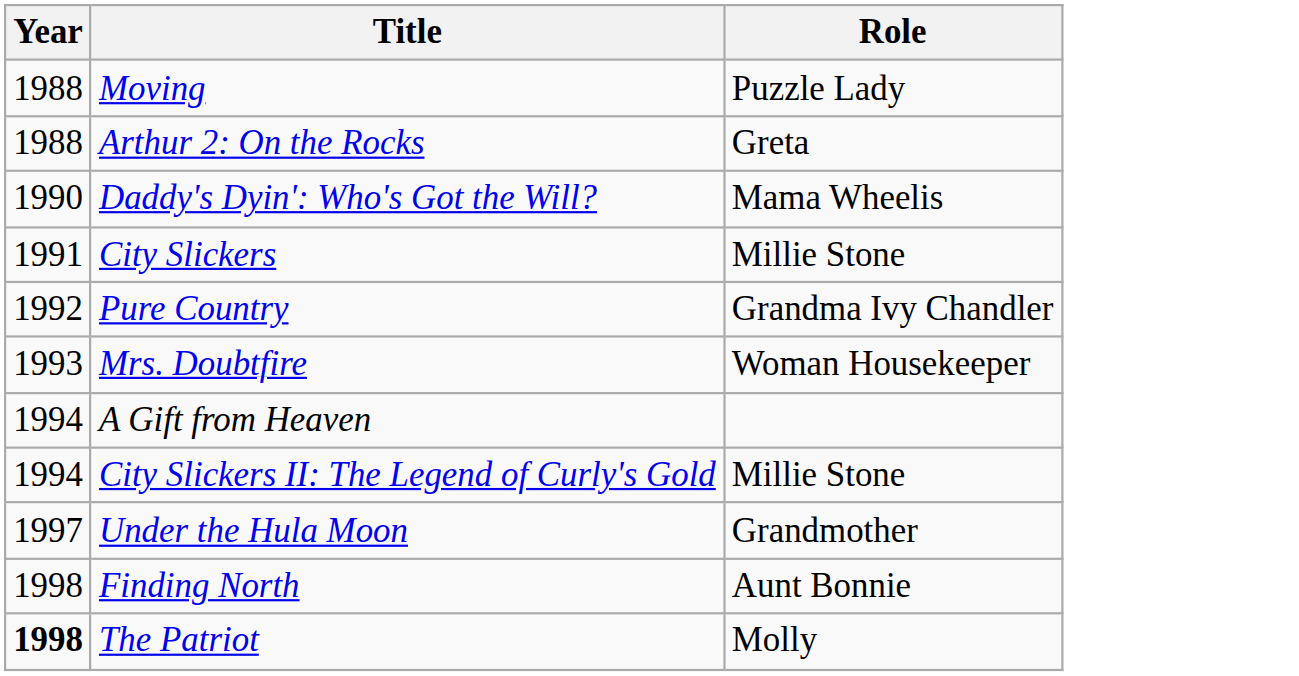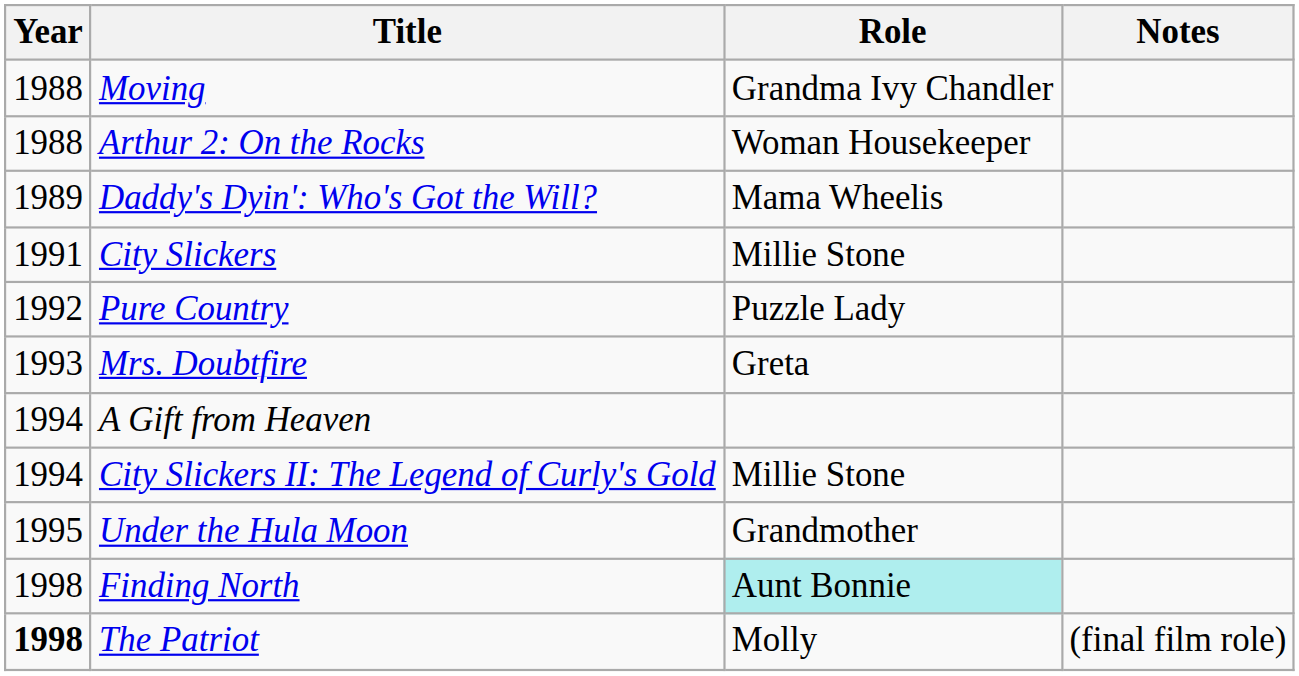+ column: (1178, 32)
(819, 87) Puzzle Lady -> (893, 87) Grandma Ivy Chandler
(771, 142) Greta -> (881, 142) Woman Housekeeper
(48, 198) 1990 -> (48, 198) 1989
(893, 308) Grandma Ivy Chandler -> (819, 308) Puzzle Lady
(881, 364) Woman Housekeeper -> (771, 364) Greta
(48, 530) 1997 -> (48, 530) 1995
(821, 585) no background -> (821, 585) paleturquoise background
